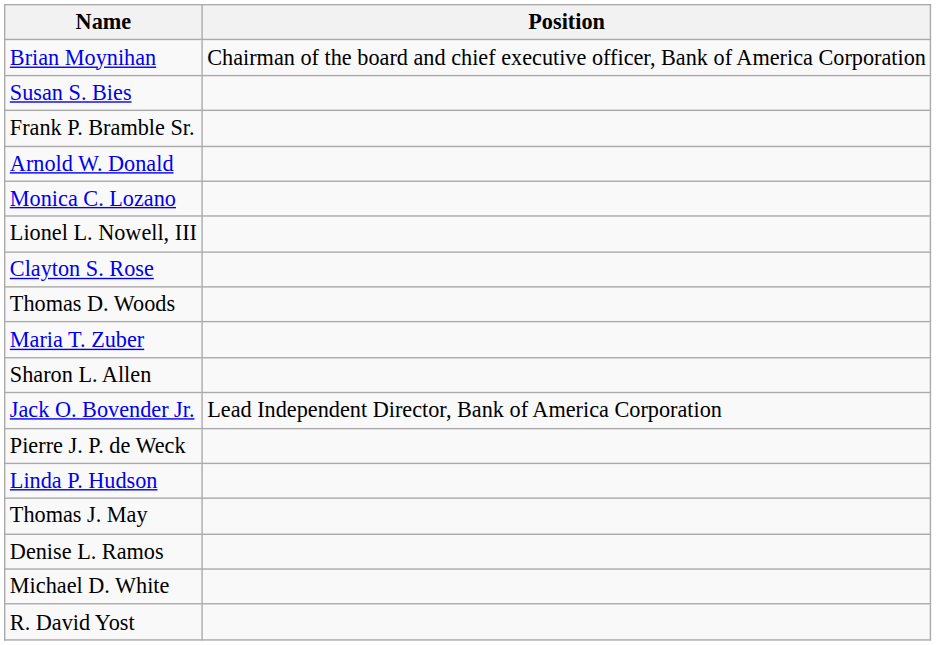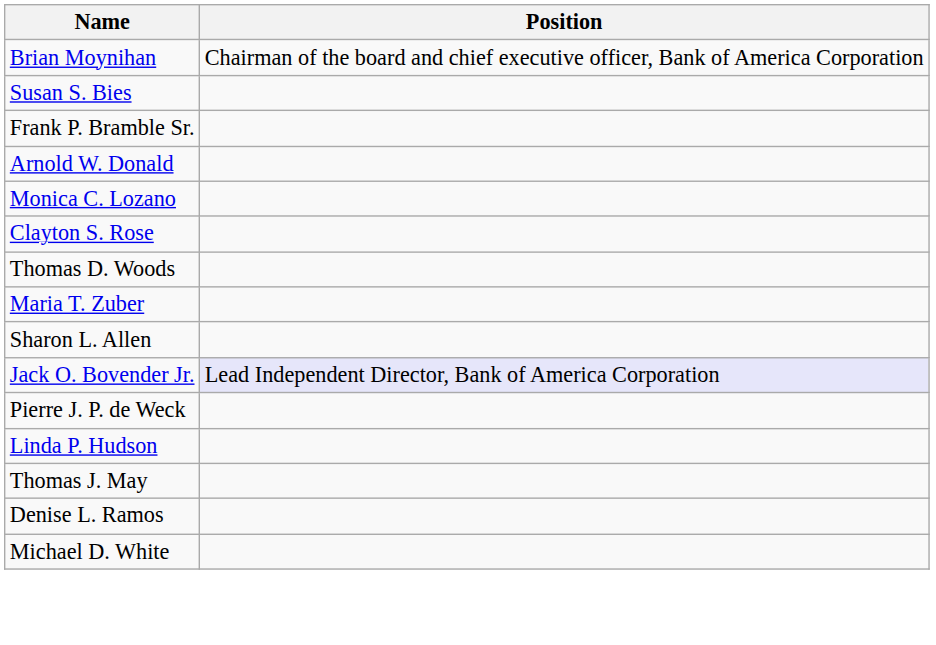- row: (103, 233)
(465, 410) no background -> (462, 374) lavender background
- row: (72, 621)
